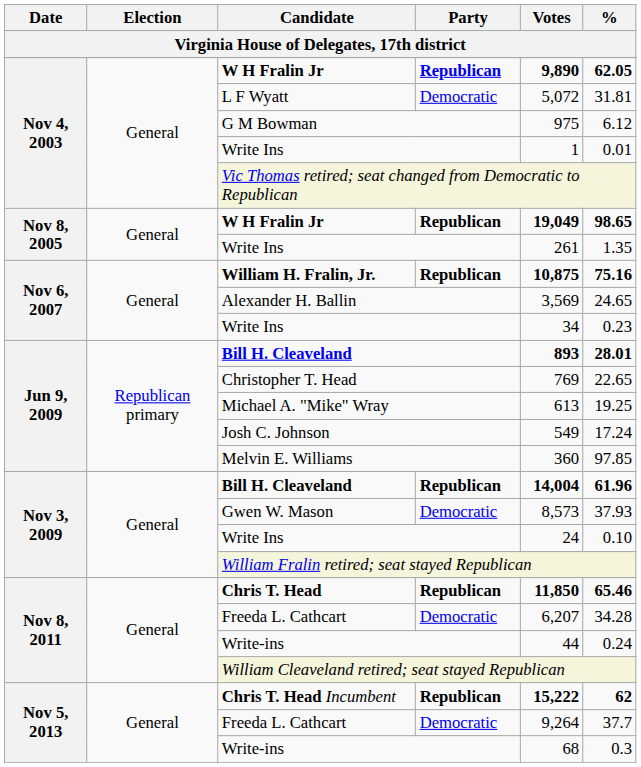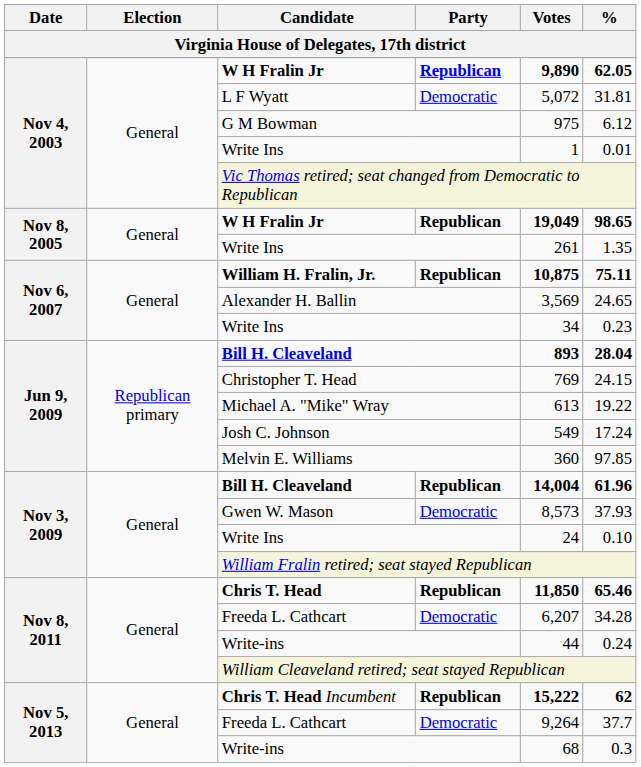(613, 273) 75.16 -> (614, 273) 75.11
(613, 353) 28.01 -> (613, 353) 28.04
(613, 379) 22.65 -> (613, 379) 24.15
(613, 405) 19.25 -> (613, 405) 19.22
